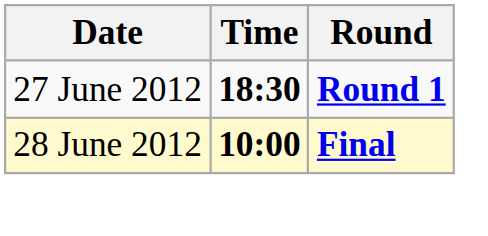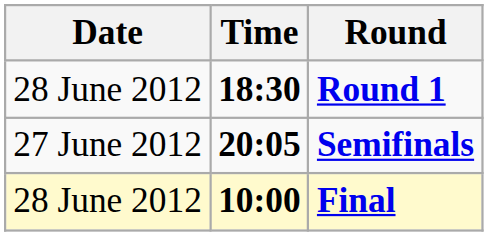(108, 88) 27 June 2012 -> (108, 88) 28 June 2012
+ row: (396, 144)
